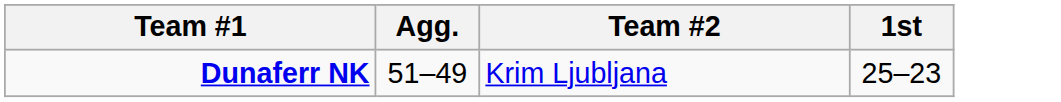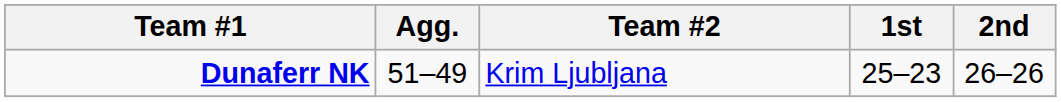+ column: (1004, 27)
